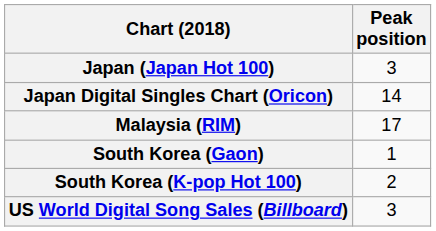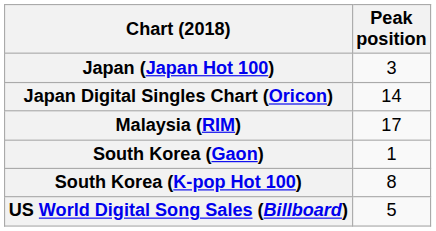(391, 182) 2 -> (391, 182) 8
(391, 211) 3 -> (391, 211) 5
